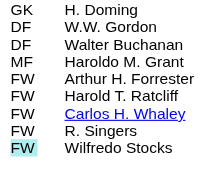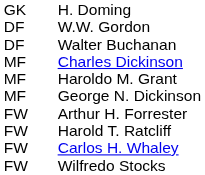+ row: (120, 61)
+ row: (129, 96)
- row: (101, 131)
(23, 148) paleturquoise background -> (16, 165) no background
